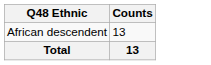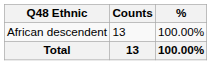+ column: (181, 13)
